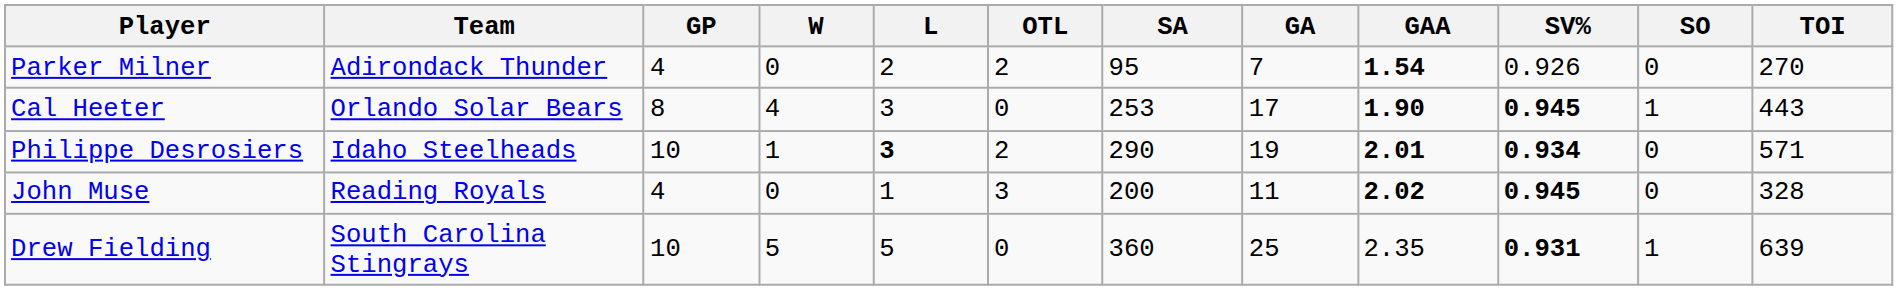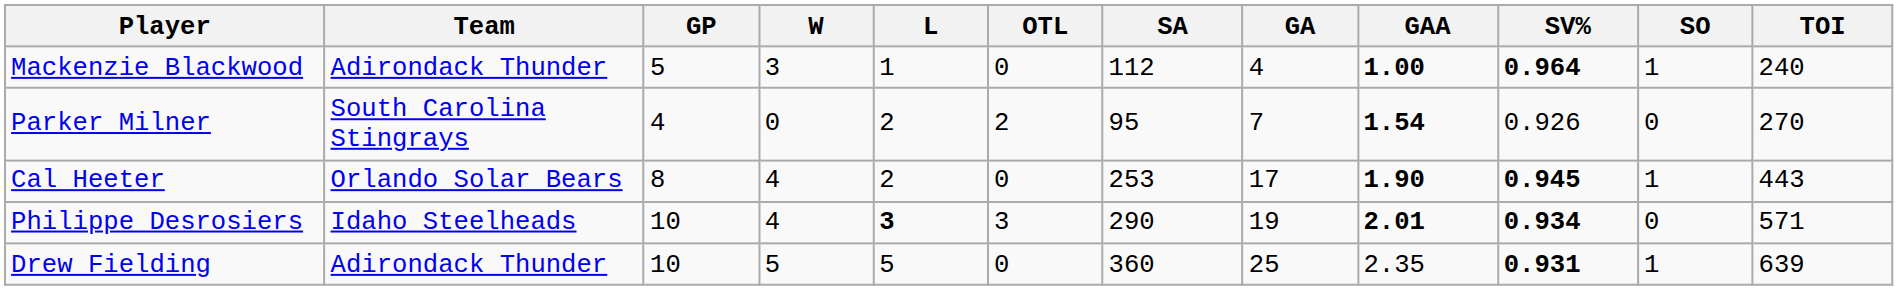+ row: (157, 68)
(469, 68) Adirondack Thunder -> (438, 124) South Carolina Stingrays
(887, 109) 3 -> (887, 181) 2
(772, 151) 1 -> (772, 222) 4
(1002, 151) 2 -> (1002, 222) 3
- row: (80, 193)
(438, 249) South Carolina Stingrays -> (469, 264) Adirondack Thunder
